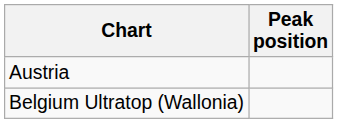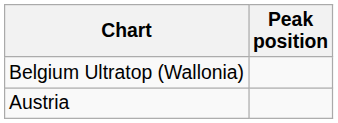rows swapped: (39, 72) <-> (127, 103)
